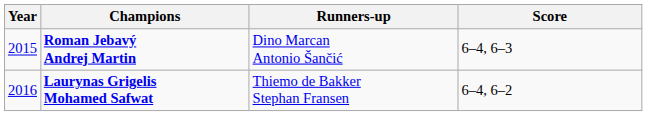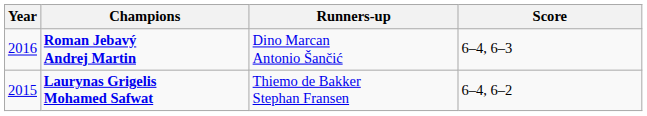(22, 49) 2015 -> (22, 49) 2016
(22, 90) 2016 -> (22, 90) 2015
